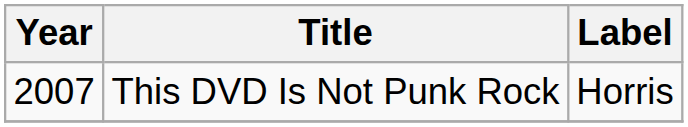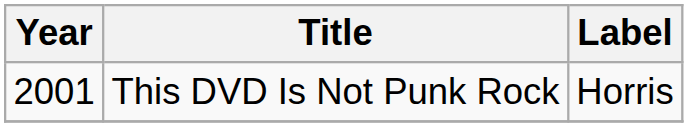(54, 91) 2007 -> (54, 91) 2001
